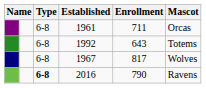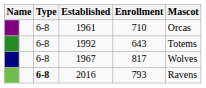(139, 28) 711 -> (139, 28) 710
(139, 75) 790 -> (139, 75) 793
